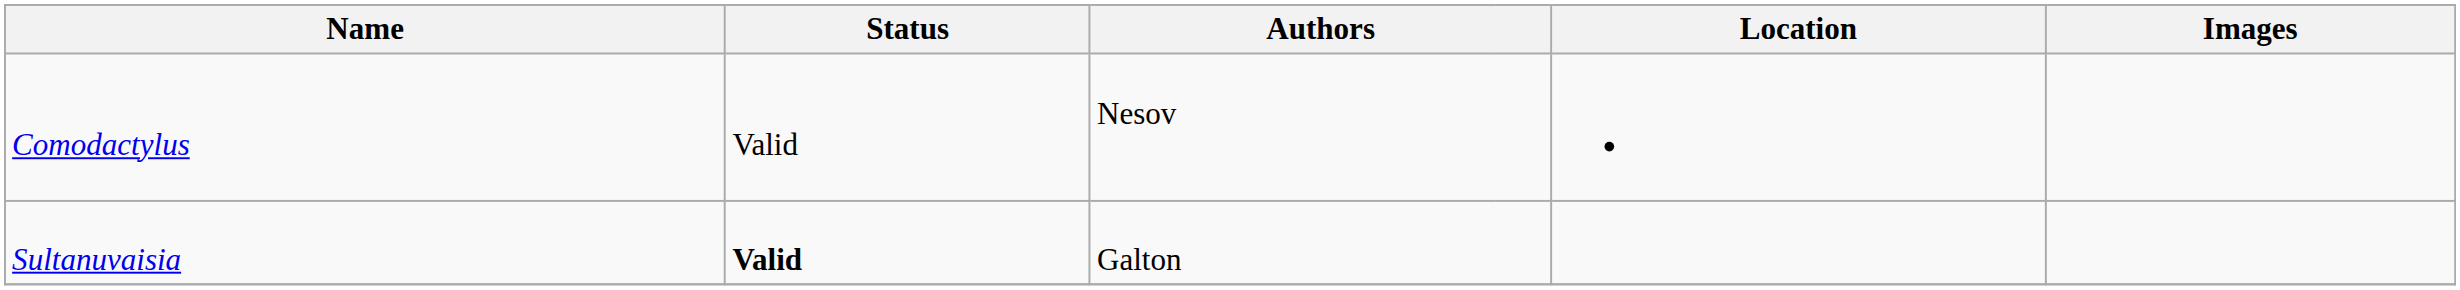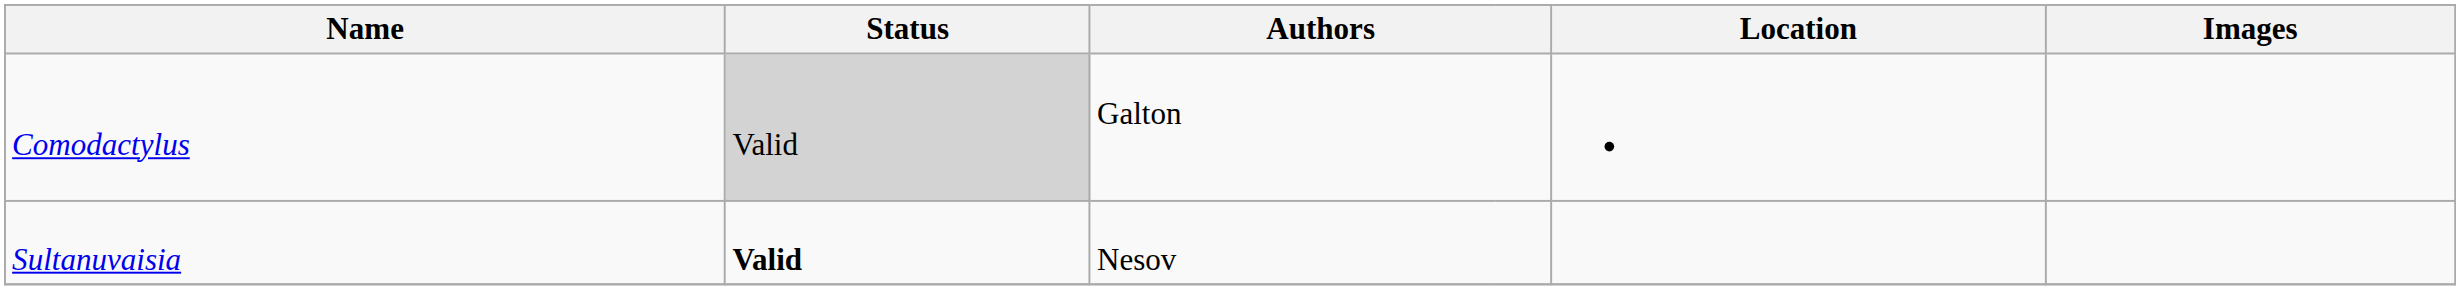(765, 144) no background -> (765, 144) lightgrey background
(1137, 113) Nesov -> (1139, 113) Galton
(1139, 259) Galton -> (1137, 259) Nesov
